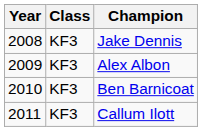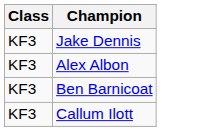- column: (25, 16)
